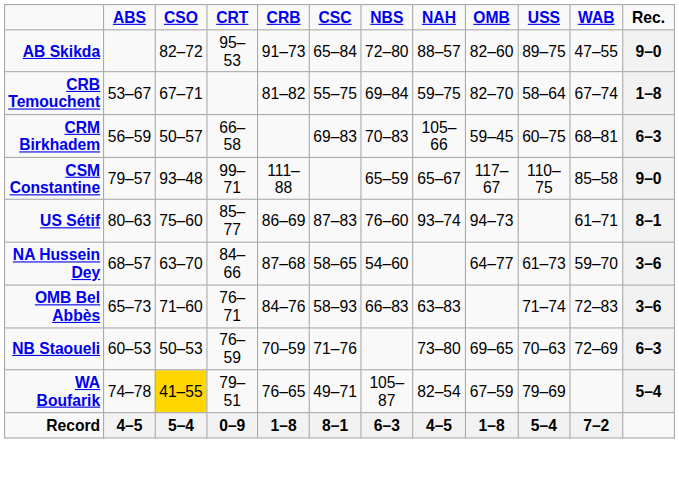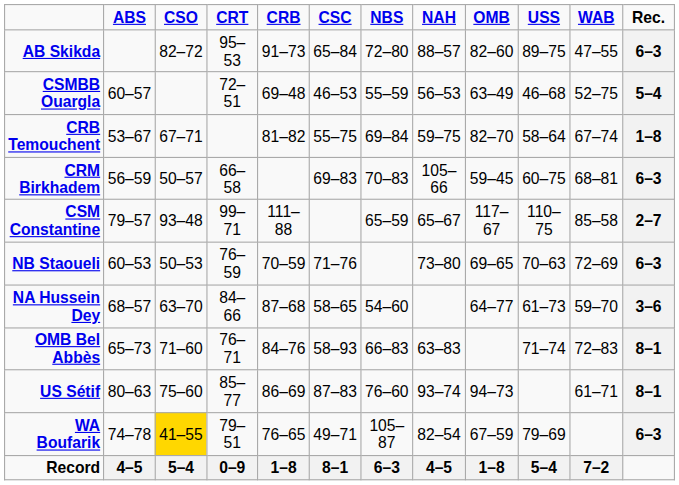(648, 51) 9–0 -> (648, 51) 6–3
+ row: (71, 94)
(648, 179) 9–0 -> (648, 221) 2–7
rows swapped: (56, 349) <-> (70, 221)
(648, 306) 3–6 -> (648, 349) 8–1
(648, 391) 5–4 -> (648, 434) 6–3
